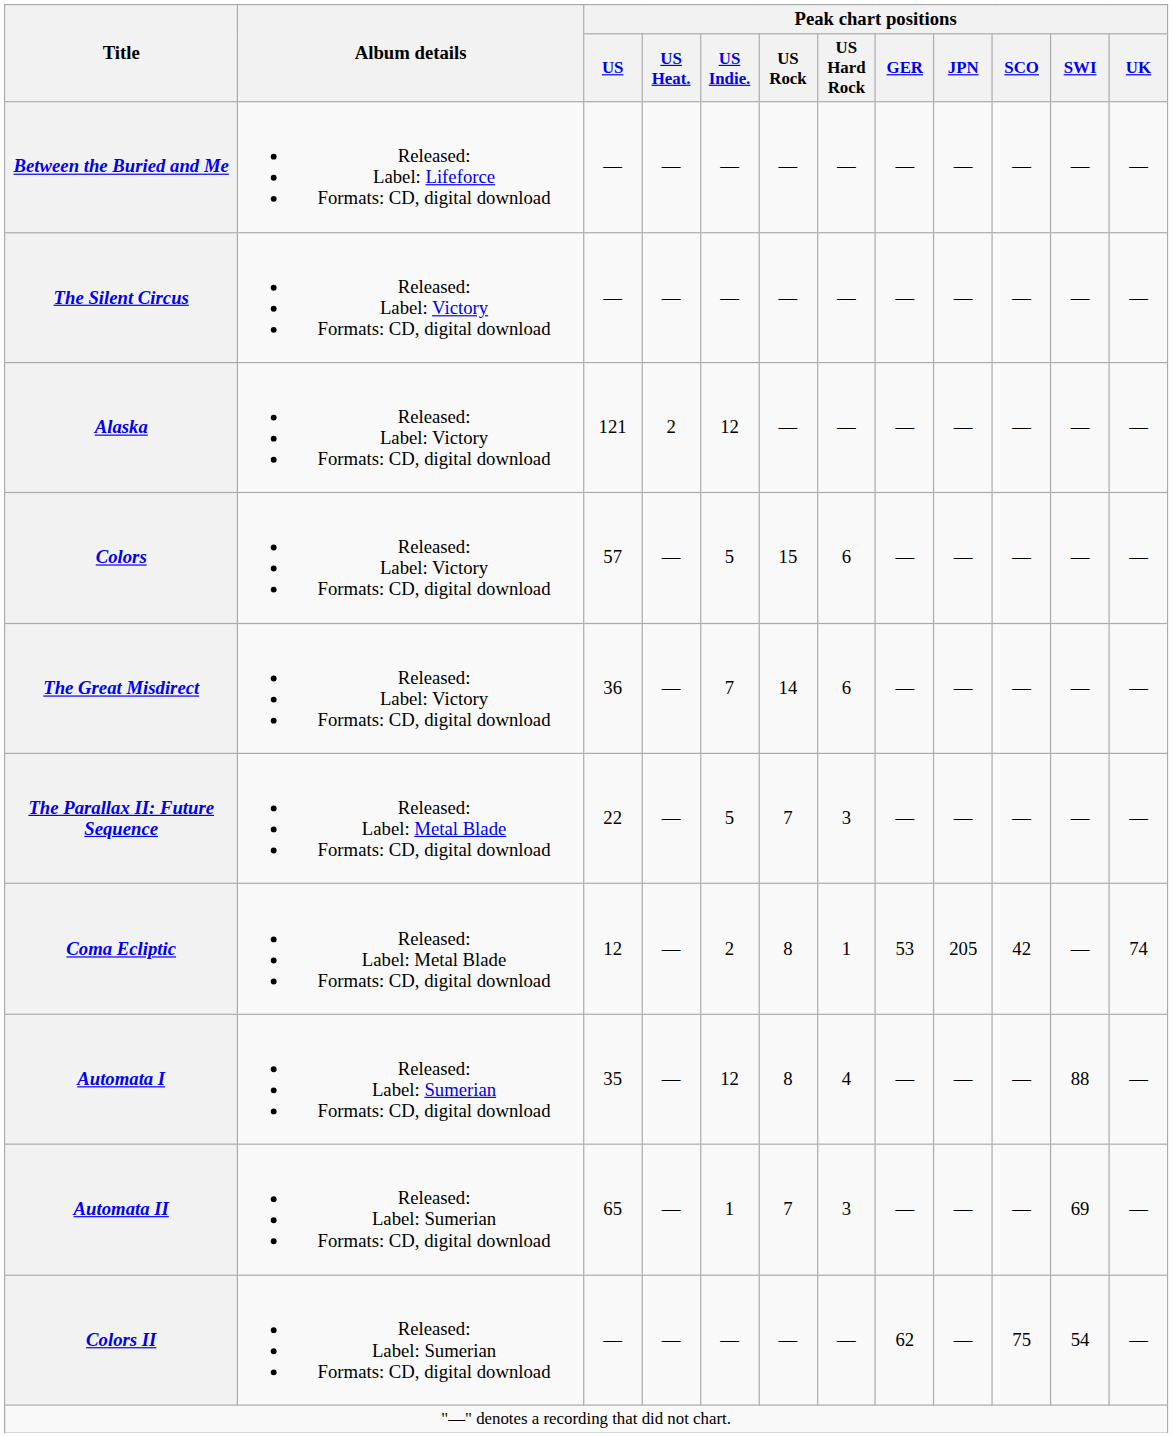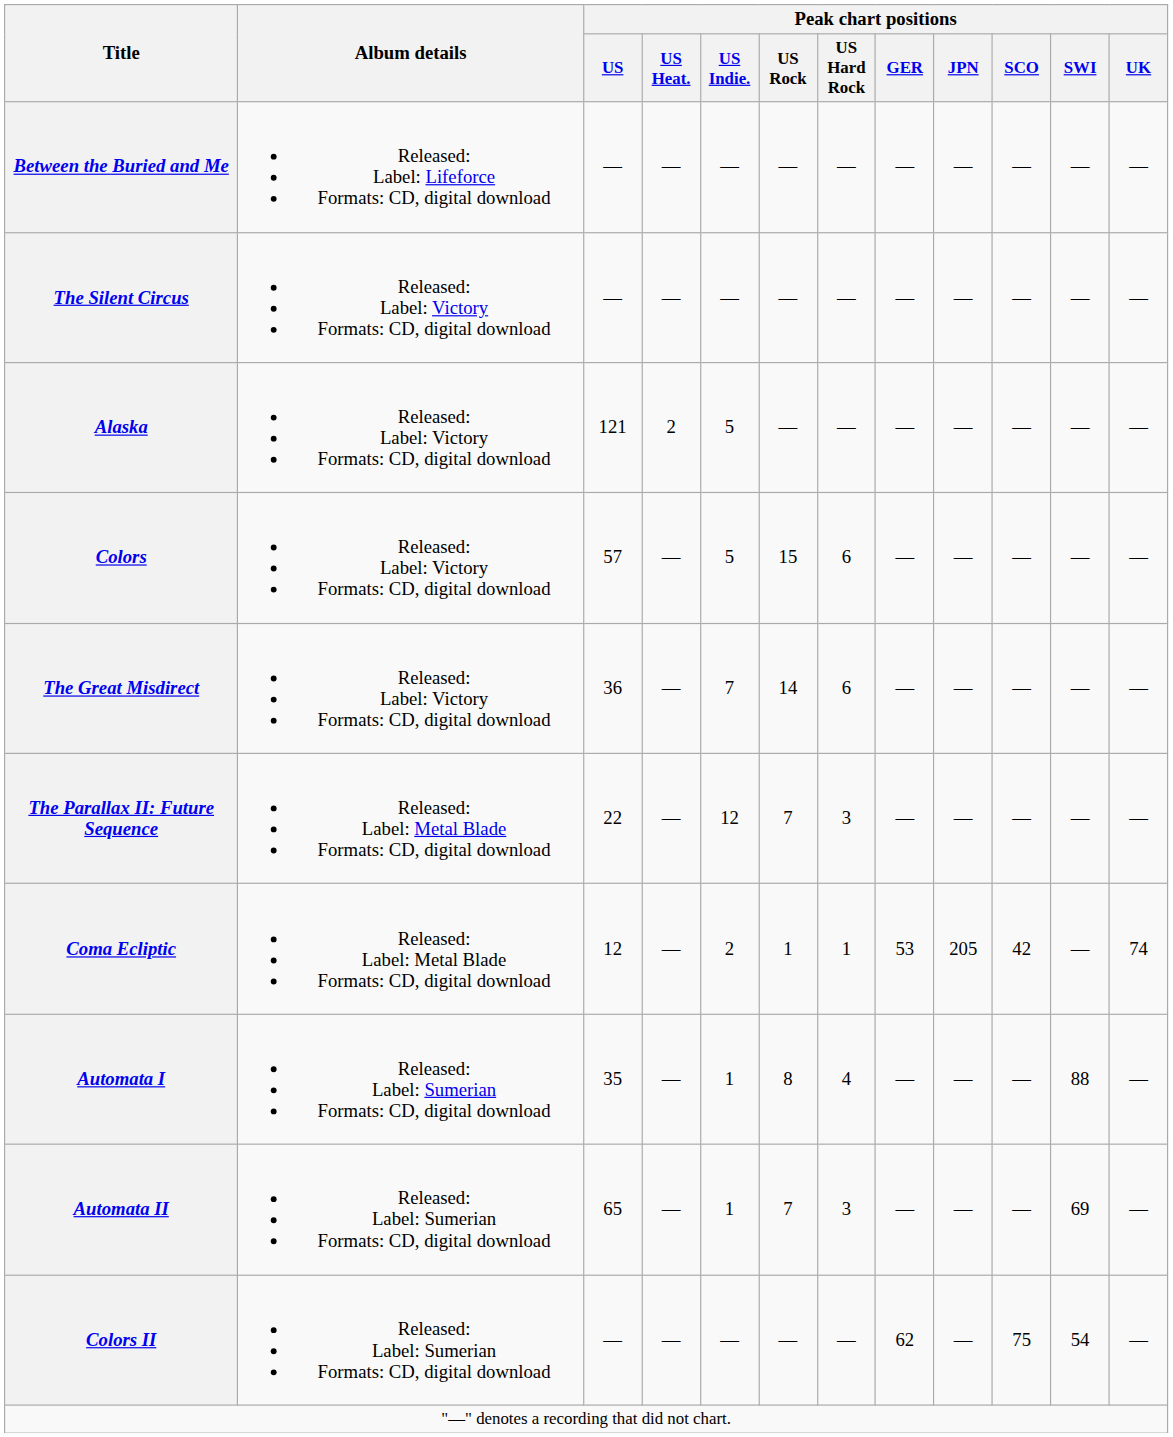(730, 427) 12 -> (730, 427) 5
(730, 818) 5 -> (730, 818) 12
(788, 948) 8 -> (788, 948) 1
(730, 1079) 12 -> (730, 1079) 1
